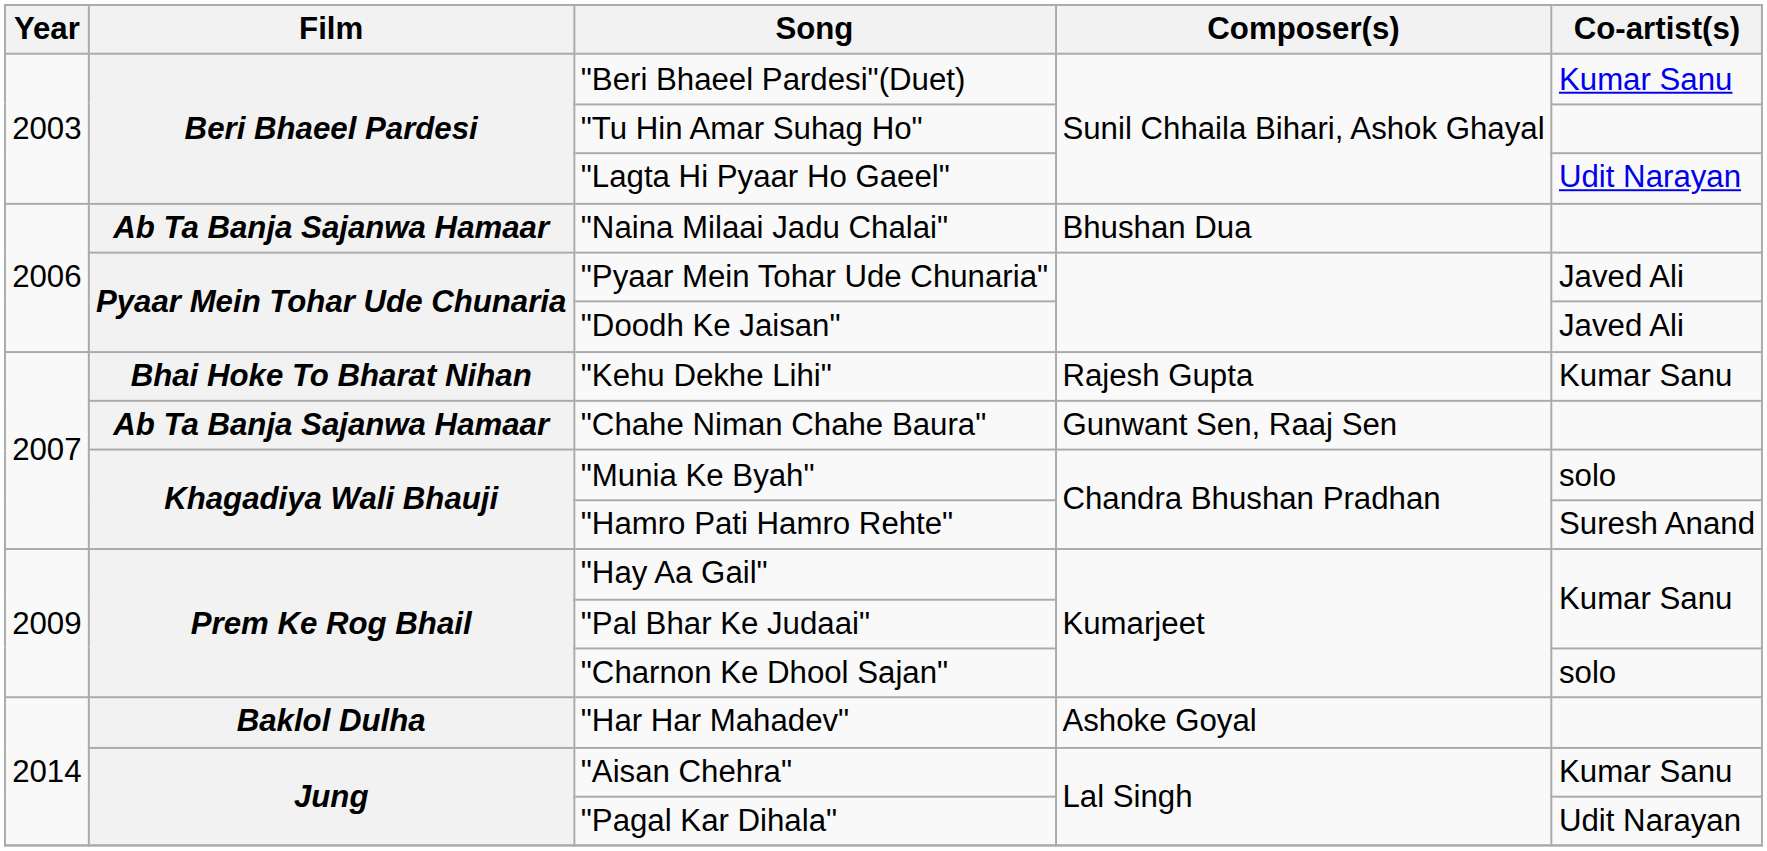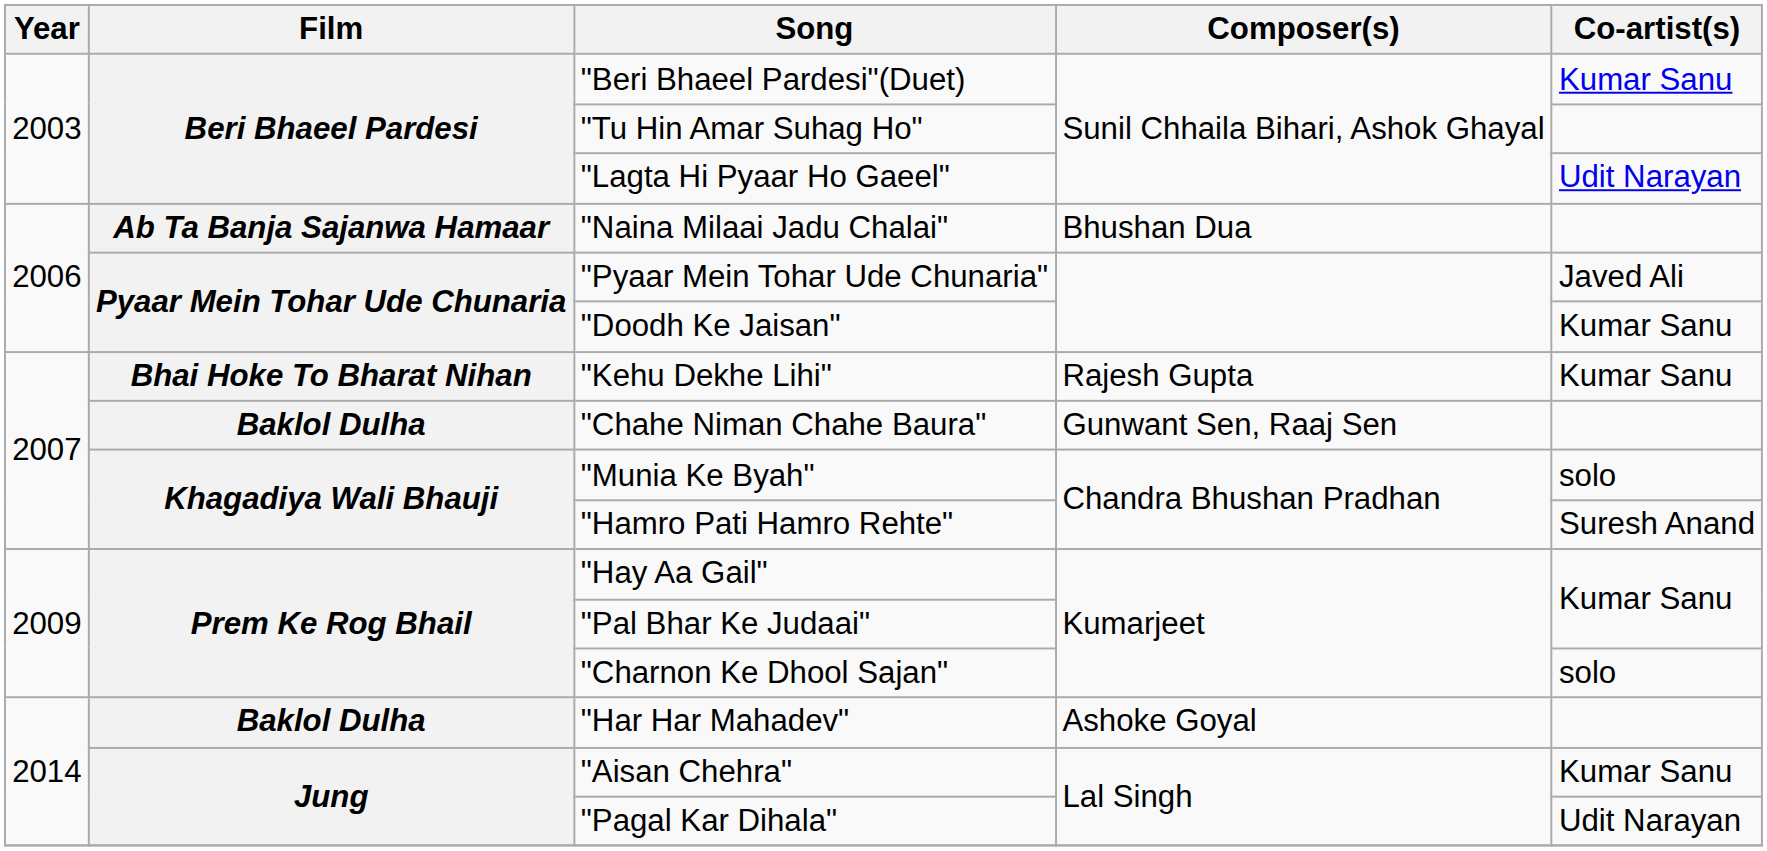(1621, 326) Javed Ali -> (1646, 326) Kumar Sanu
(331, 425) Ab Ta Banja Sajanwa Hamaar -> (331, 425) Baklol Dulha
